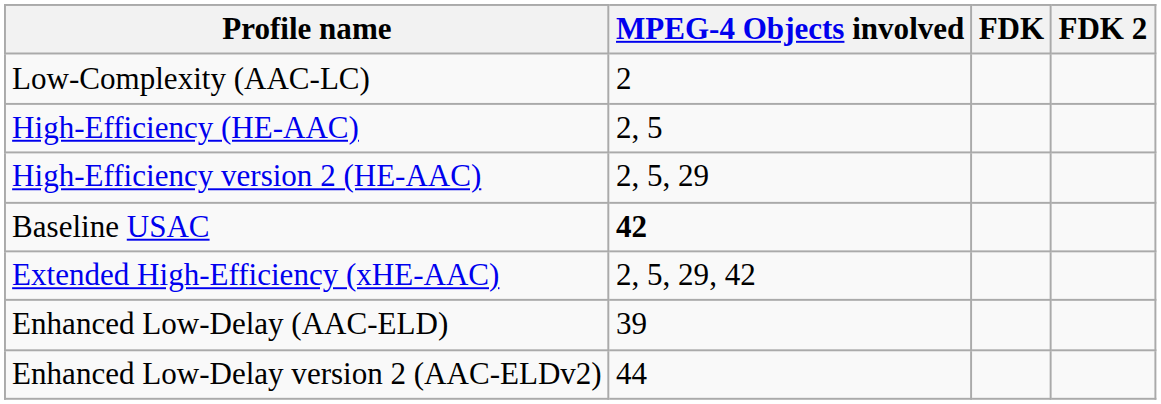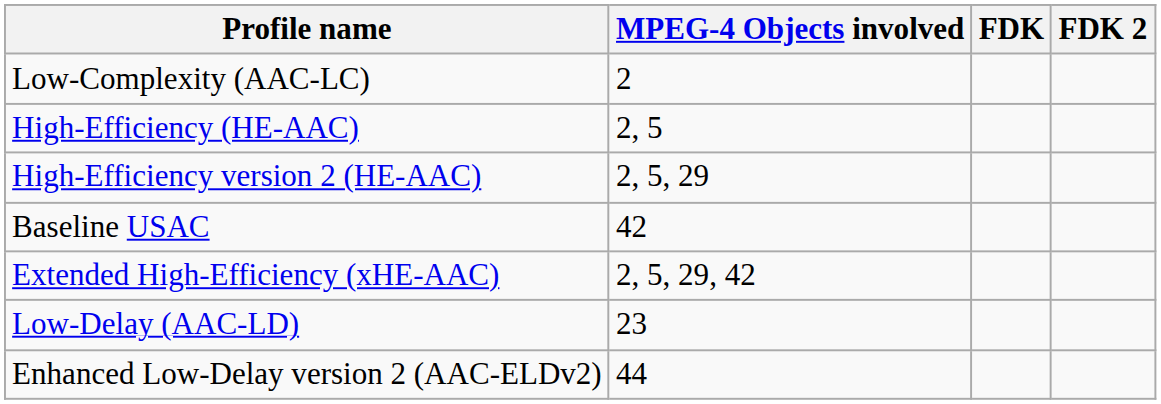(632, 226) bold -> (632, 226) normal
+ row: (156, 324)
- row: (230, 324)
